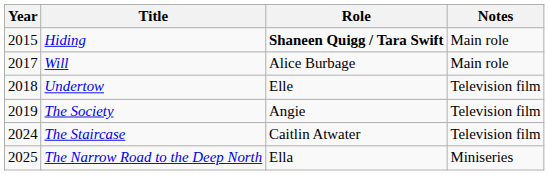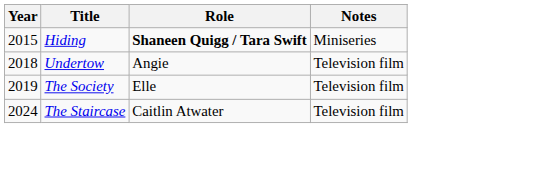(480, 39) Main role -> (345, 39) Miniseries
- row: (57, 63)
(281, 87) Elle -> (150, 63) Angie
(287, 110) Angie -> (144, 87) Elle
- row: (153, 157)
